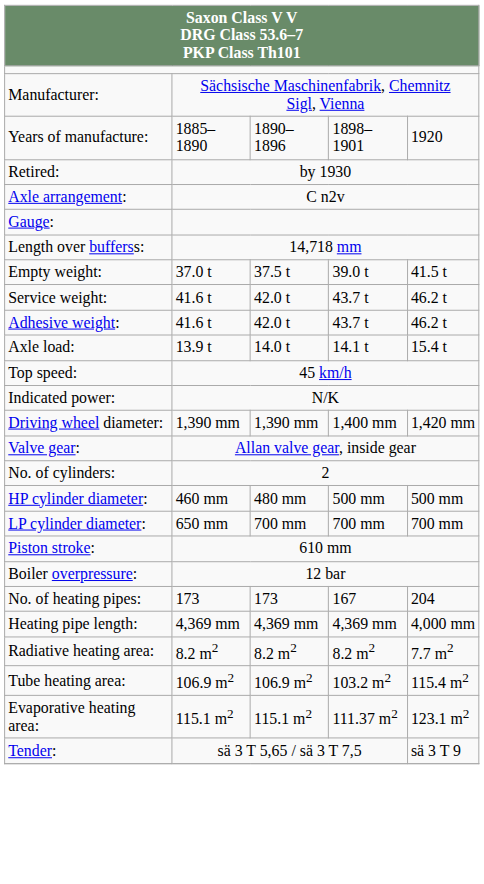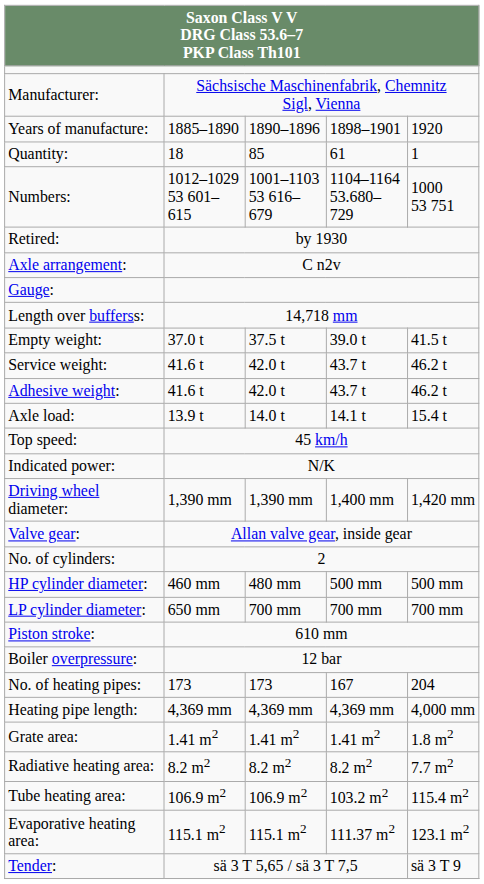+ row: (38, 154)
+ row: (40, 196)
+ row: (43, 737)
